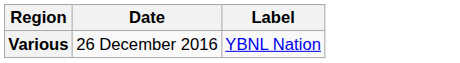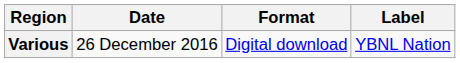+ column: (286, 17)
